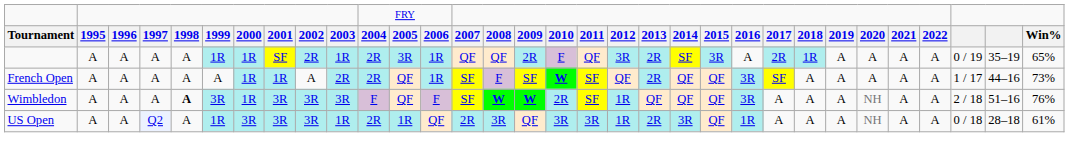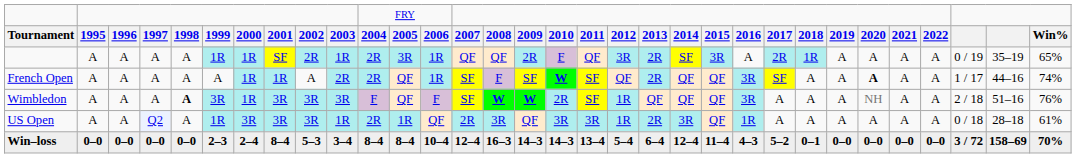(873, 79) normal -> (873, 79) bold
(1044, 79) 73% -> (1051, 79) 74%
(873, 121) NH -> (873, 121) A
+ row: (32, 142)
